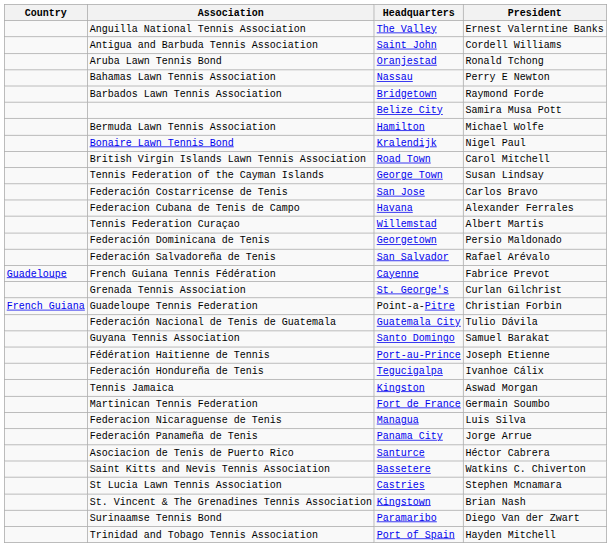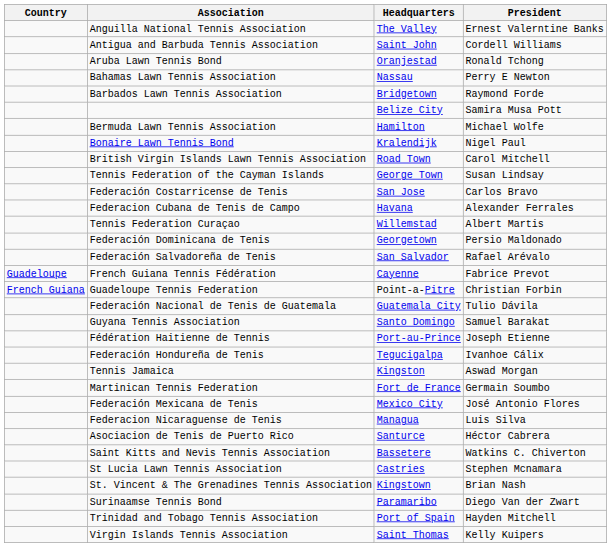- row: (168, 290)
+ row: (174, 404)
- row: (174, 437)
+ row: (189, 535)
